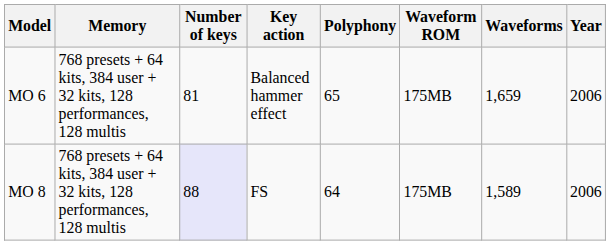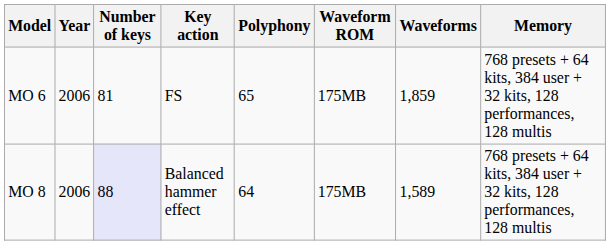columns swapped: (586, 25) <-> (117, 25)
(280, 95) Balanced hammer effect -> (174, 95) FS
(503, 95) 1,659 -> (417, 95) 1,859
(259, 192) FS -> (194, 192) Balanced hammer effect
